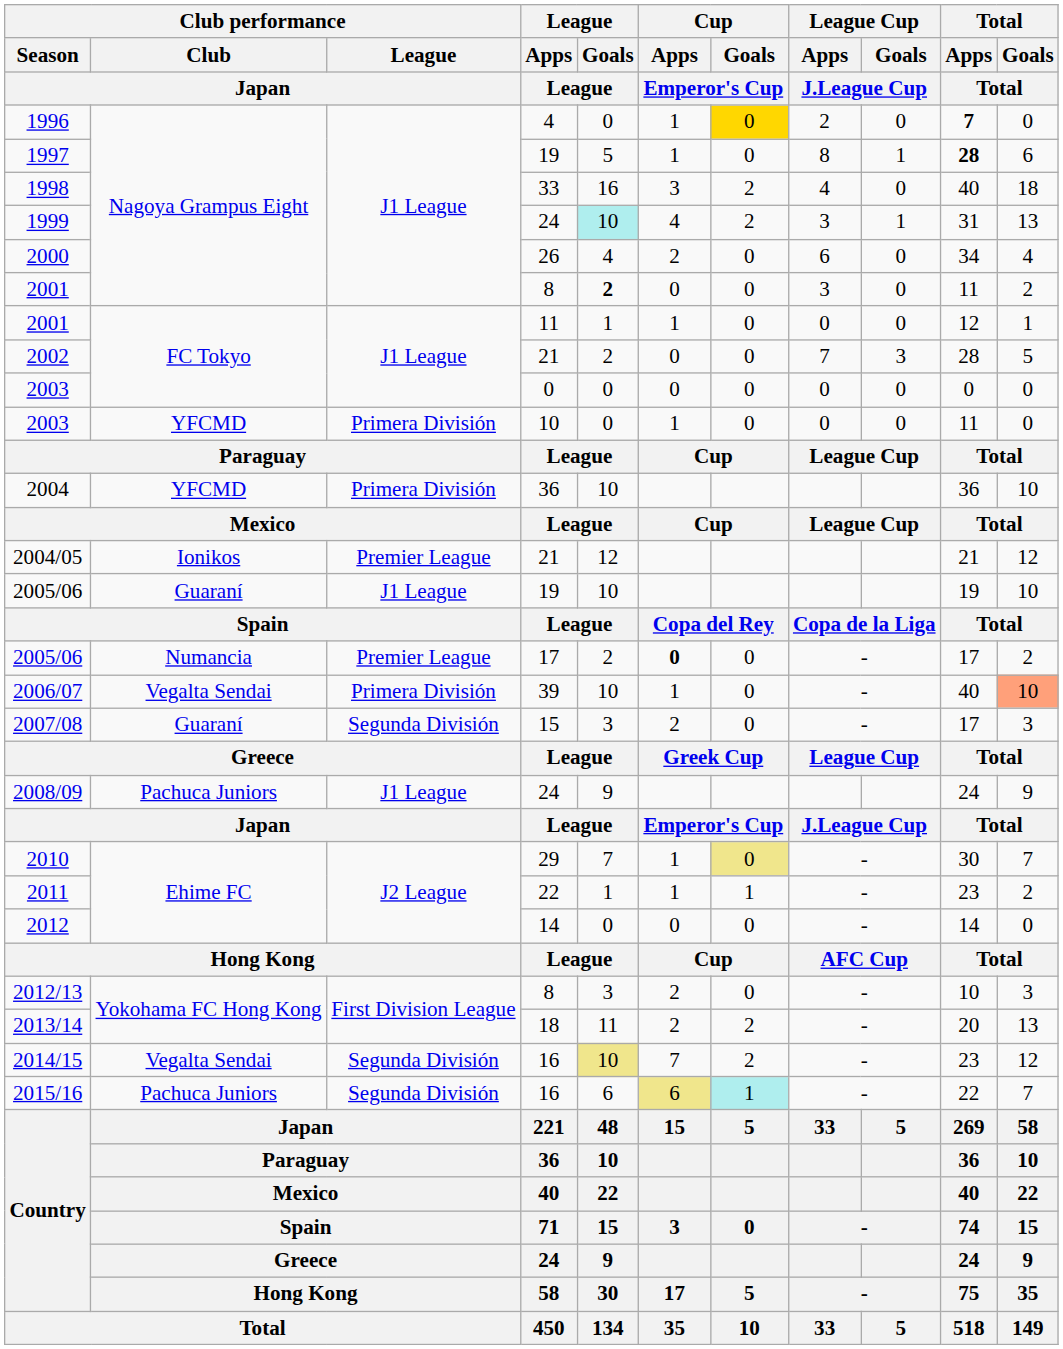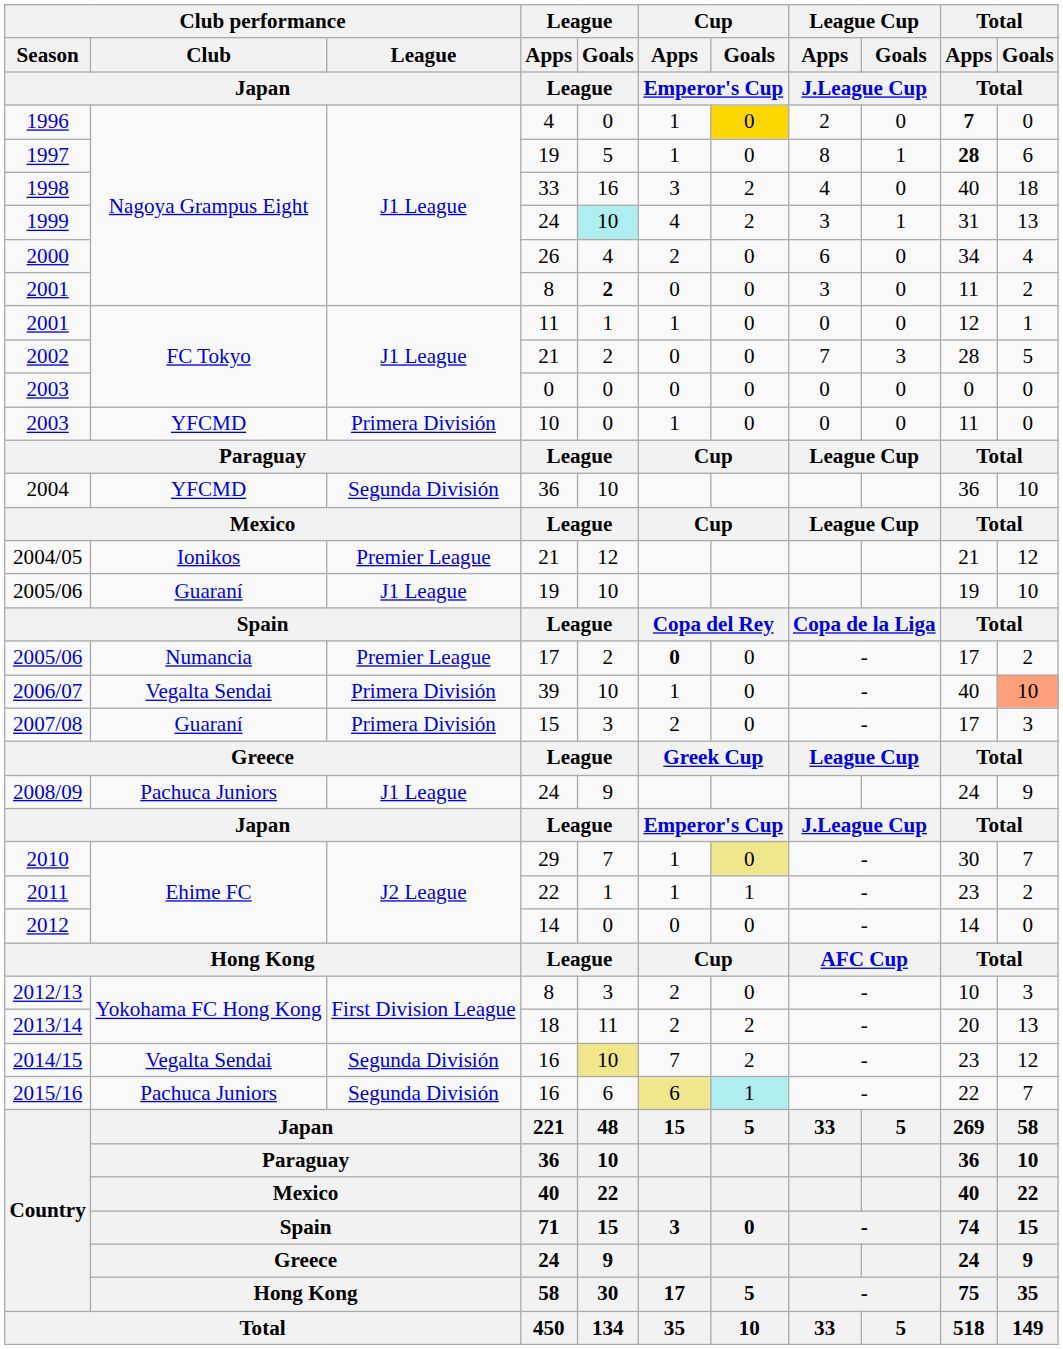(423, 490) Primera División -> (423, 490) Segunda División
(423, 724) Segunda División -> (423, 724) Primera División
